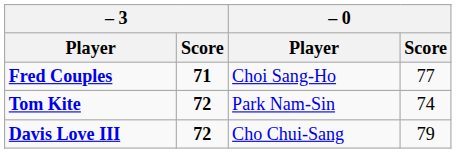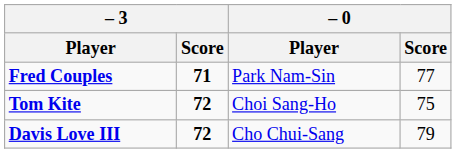(284, 76) Choi Sang-Ho -> (284, 76) Park Nam-Sin
(284, 104) Park Nam-Sin -> (284, 104) Choi Sang-Ho
(426, 104) 74 -> (426, 104) 75
